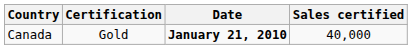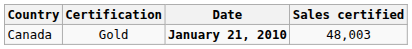(349, 35) 40,000 -> (349, 35) 48,003
